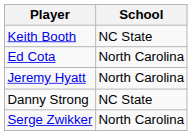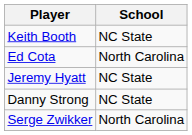(141, 78) North Carolina -> (125, 78) NC State
